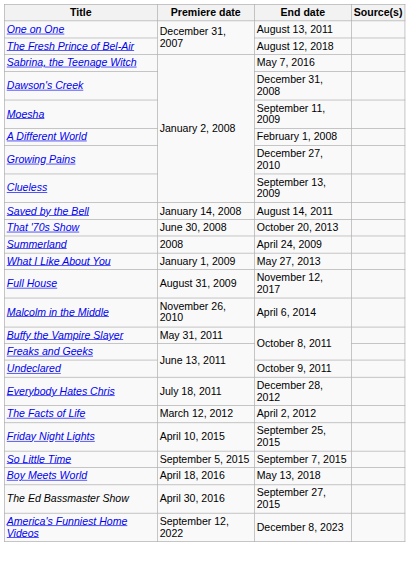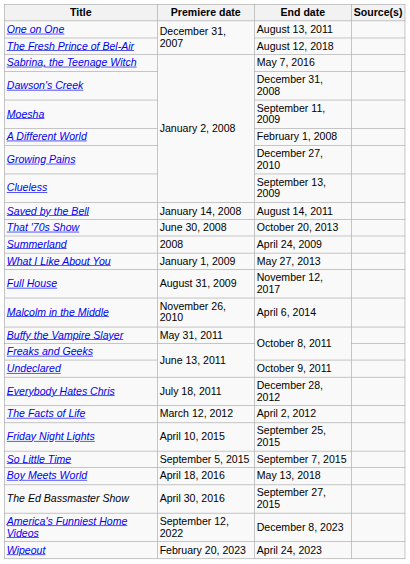+ row: (26, 550)
